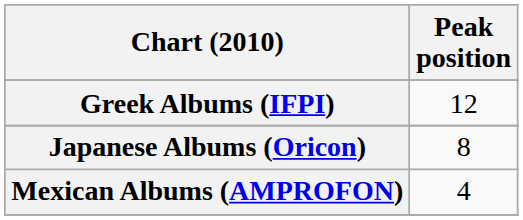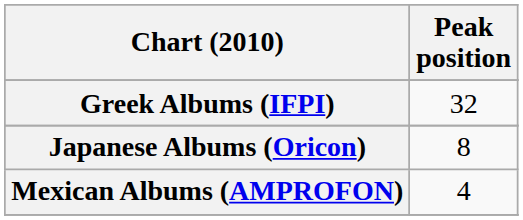(464, 102) 12 -> (464, 102) 32
